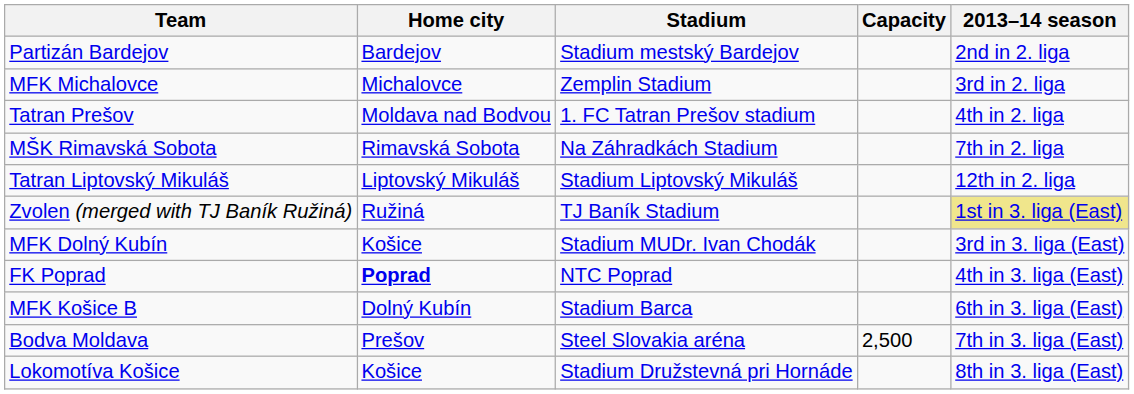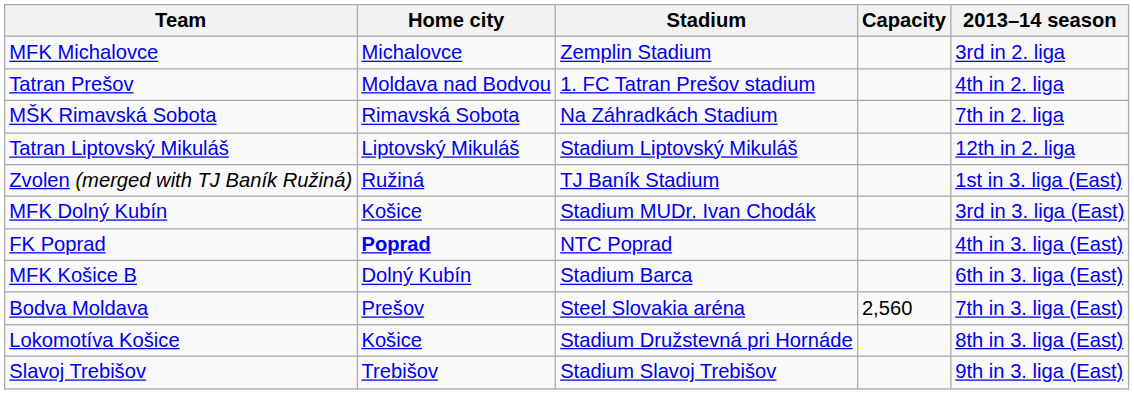- row: (89, 52)
(1039, 212) khaki background -> (1039, 180) no background
(887, 340) 2,500 -> (887, 308) 2,560
+ row: (78, 372)
